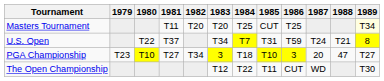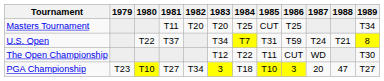(367, 26) lightyellow background -> (367, 26) no background
rows swapped: (57, 69) <-> (46, 55)
